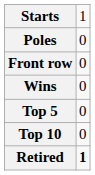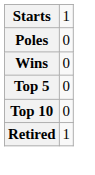- row: (40, 63)
(83, 157) bold -> (66, 134) normal
